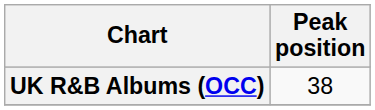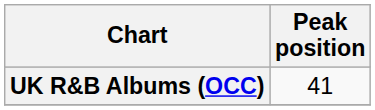(320, 85) 38 -> (320, 85) 41
